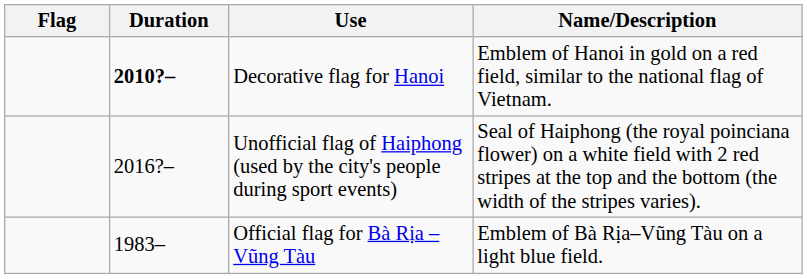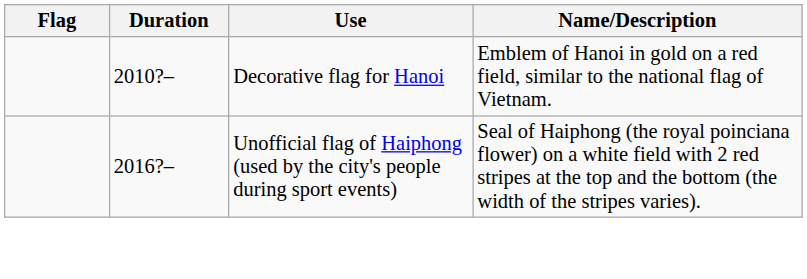(144, 76) bold -> (144, 76) normal
- row: (336, 244)
